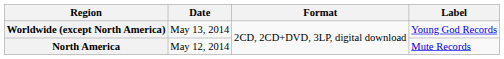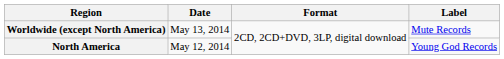(454, 29) Young God Records -> (441, 29) Mute Records
(441, 46) Mute Records -> (454, 46) Young God Records
